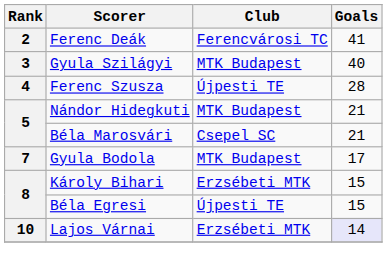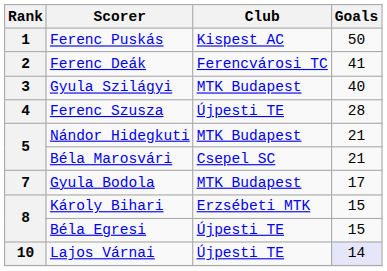+ row: (107, 40)
(253, 230) Erzsébeti MTK -> (240, 254) Újpesti TE
